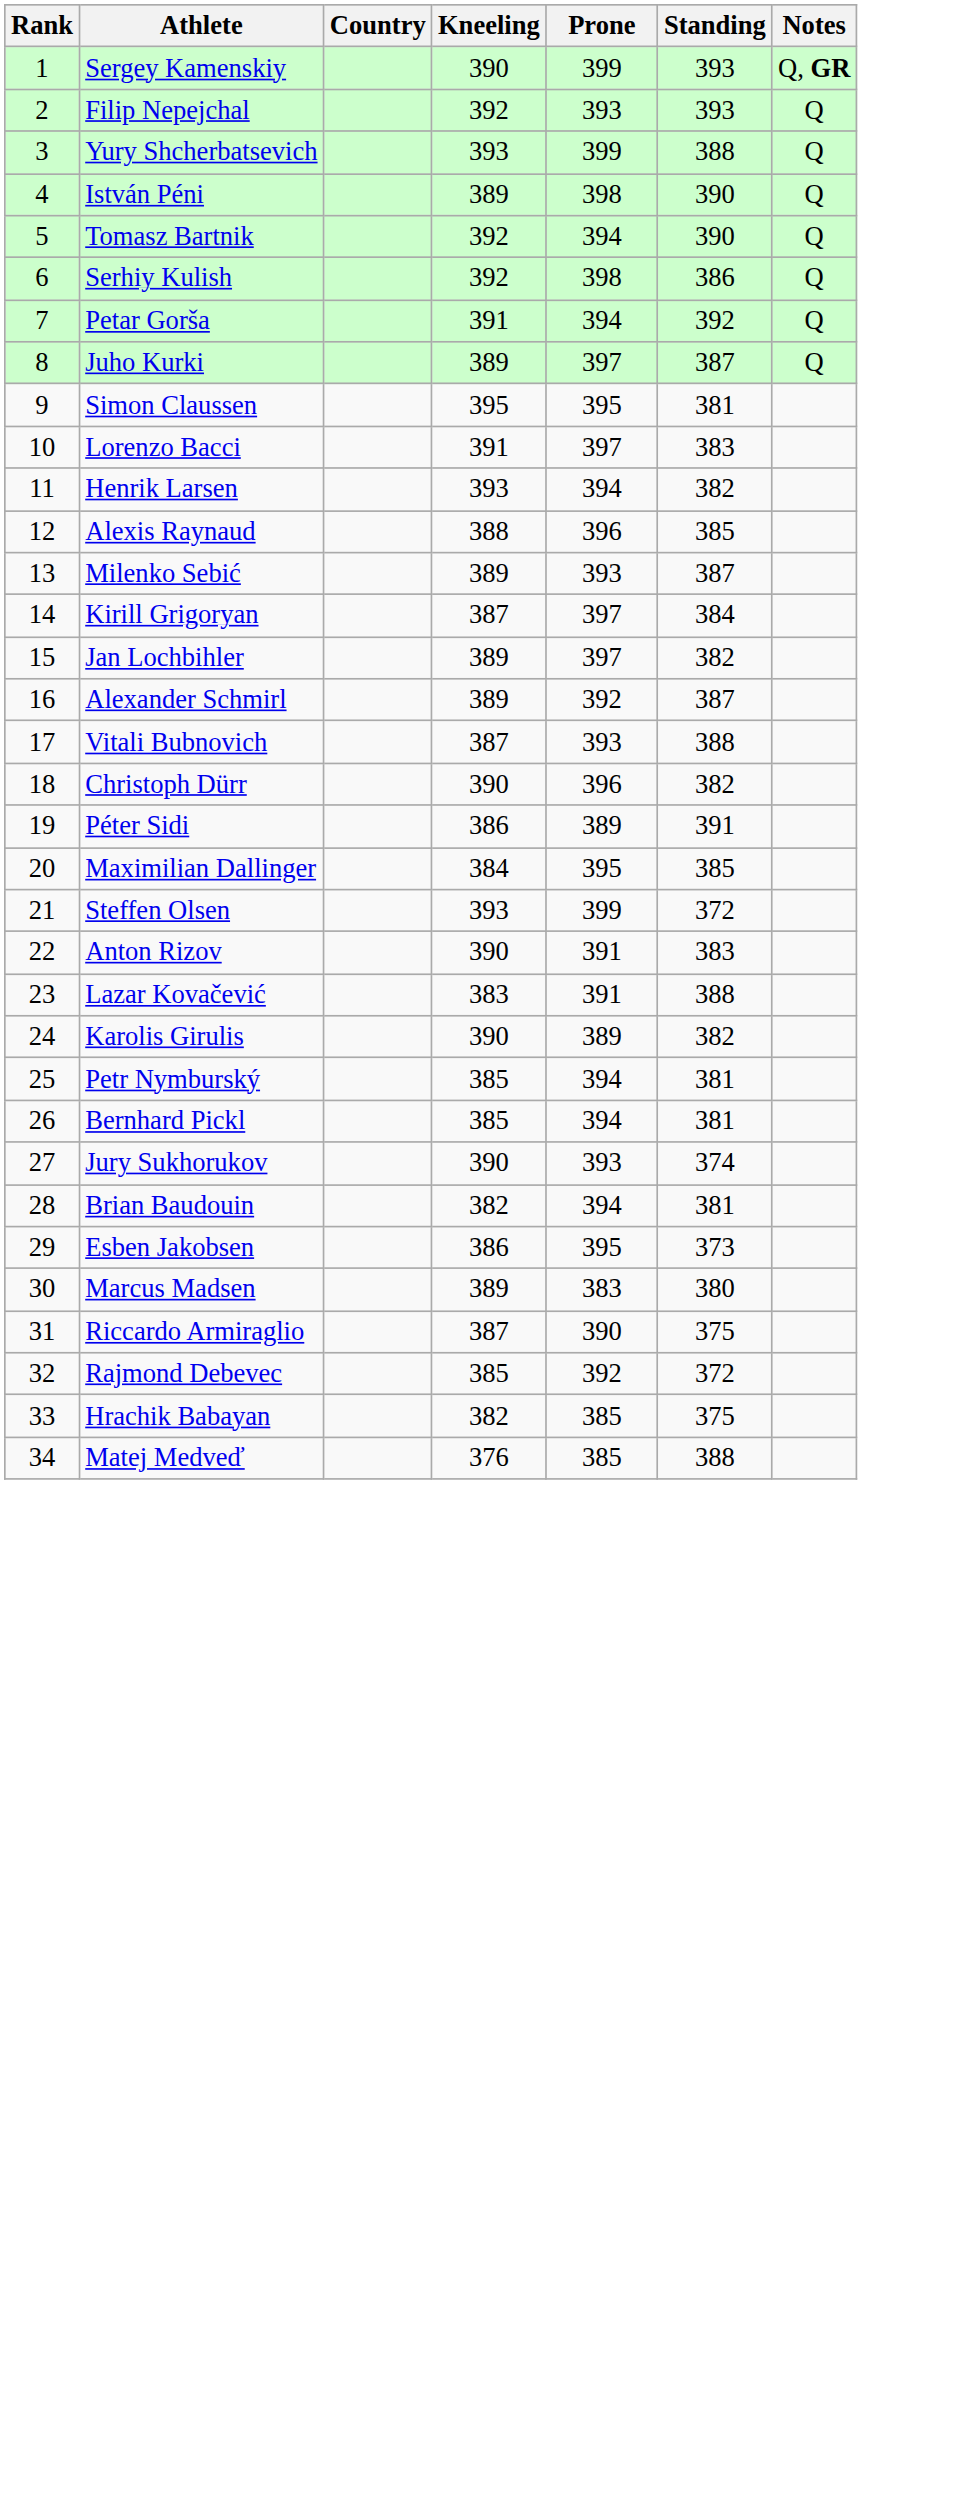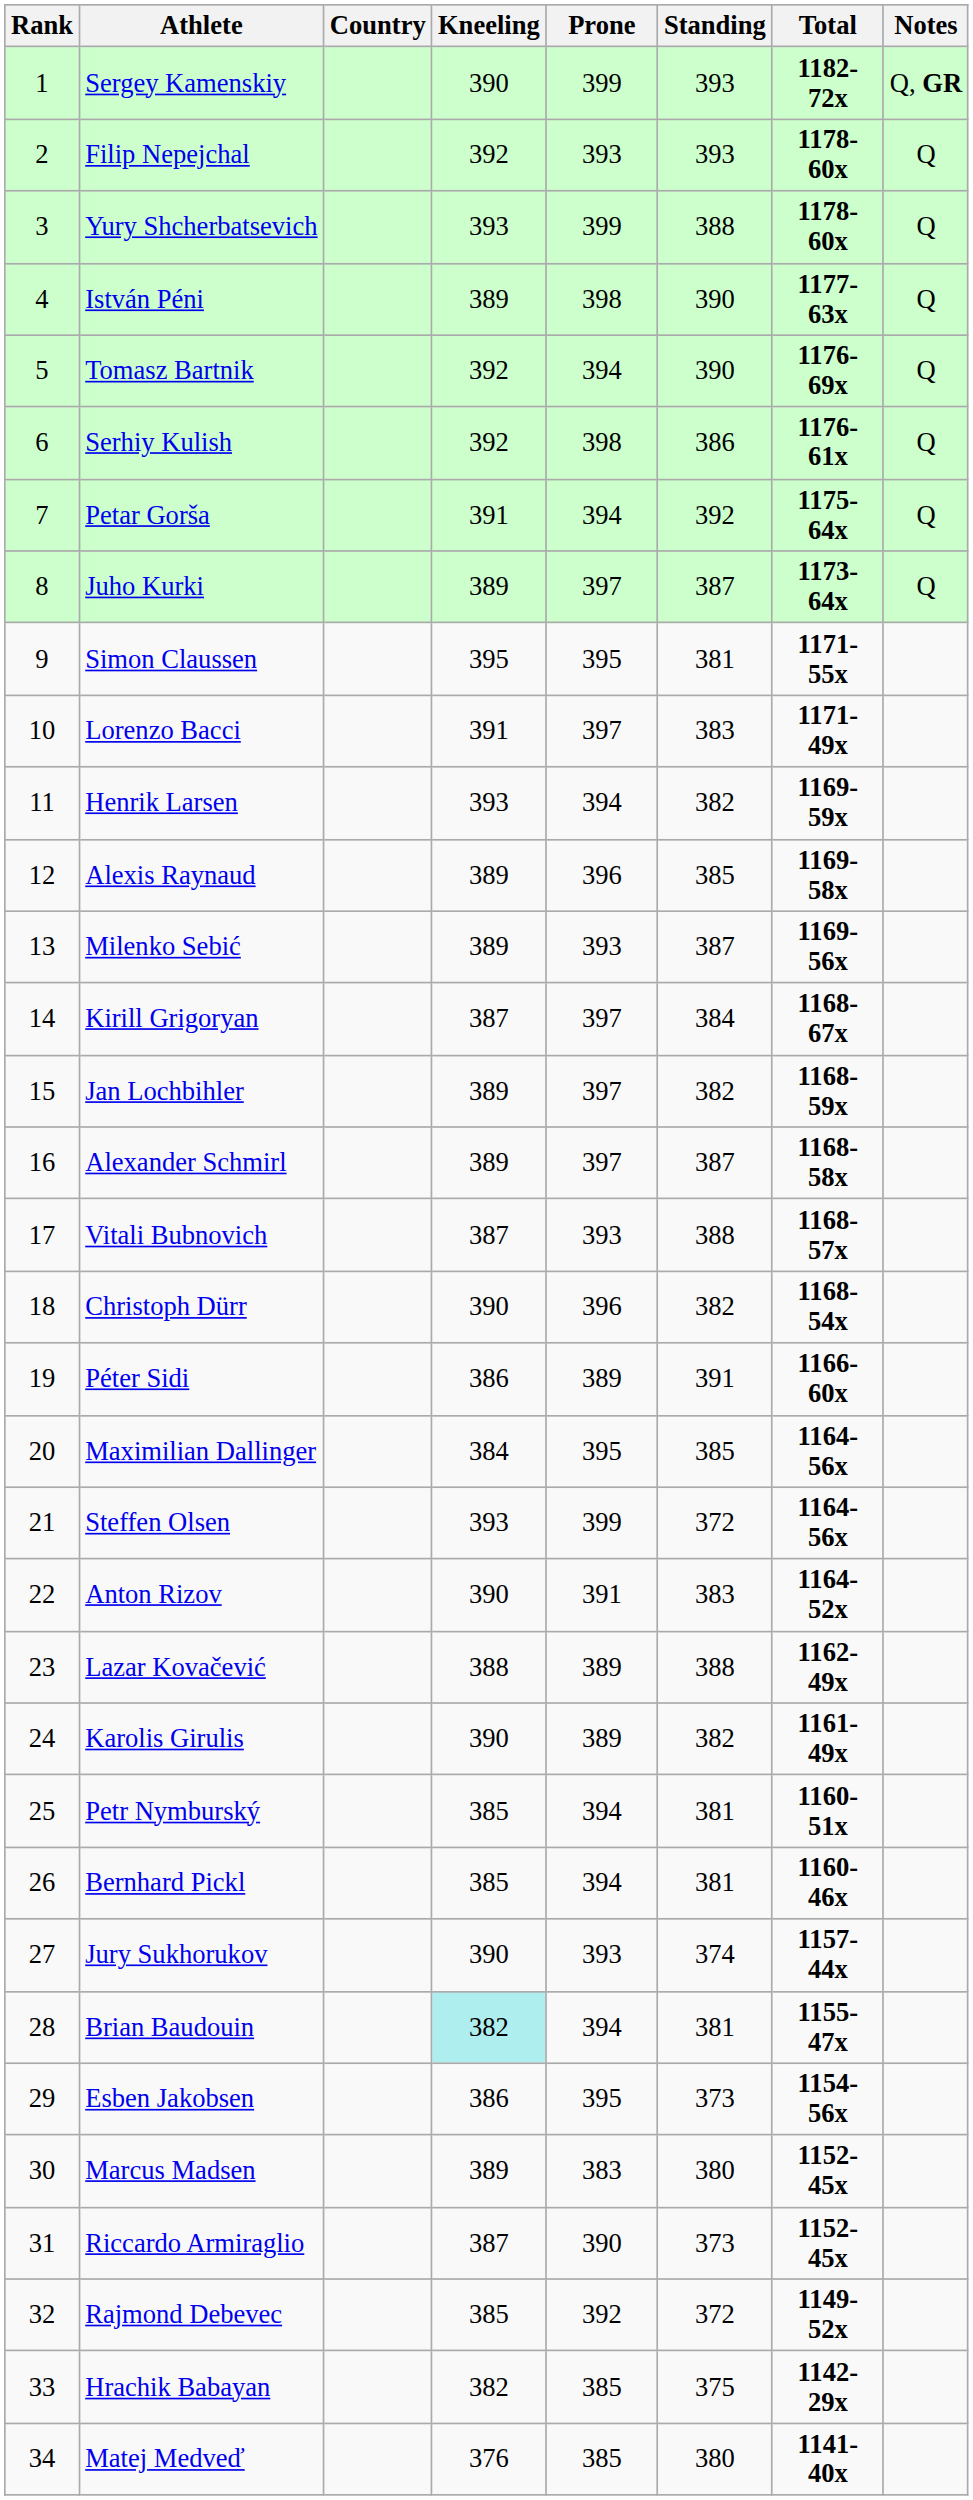+ column: (828, 25)
(489, 531) 388 -> (489, 874) 389
(602, 699) 392 -> (602, 1162) 397
(489, 994) 383 -> (489, 1666) 388
(602, 994) 391 -> (602, 1666) 389
(489, 1204) no background -> (489, 2026) paleturquoise background
(715, 1331) 375 -> (715, 2242) 373
(715, 1457) 388 -> (715, 2458) 380
